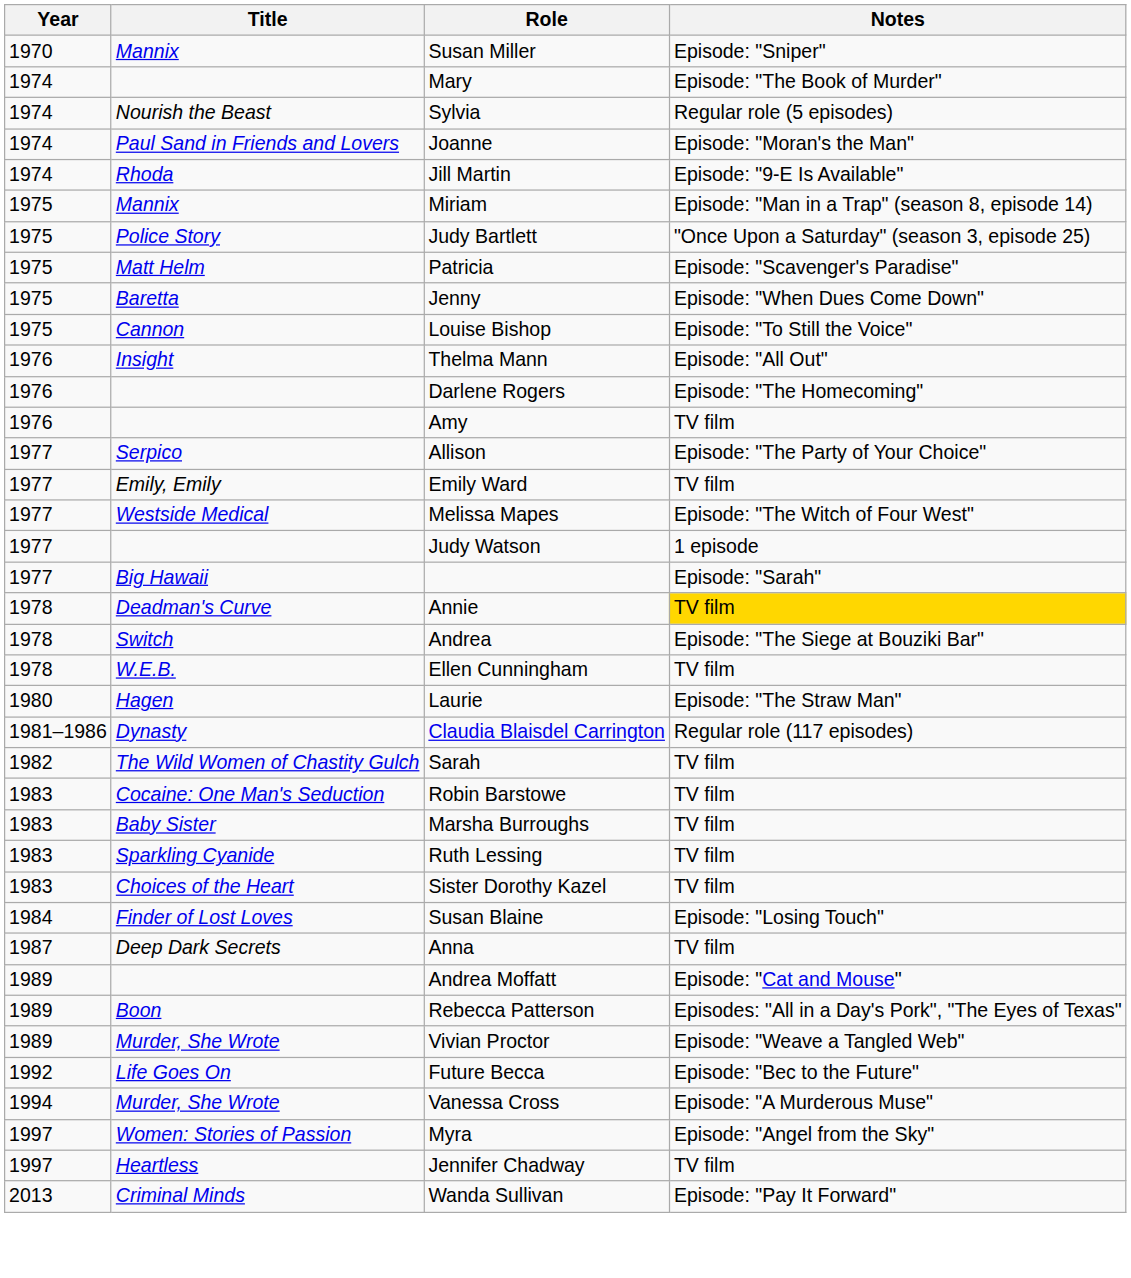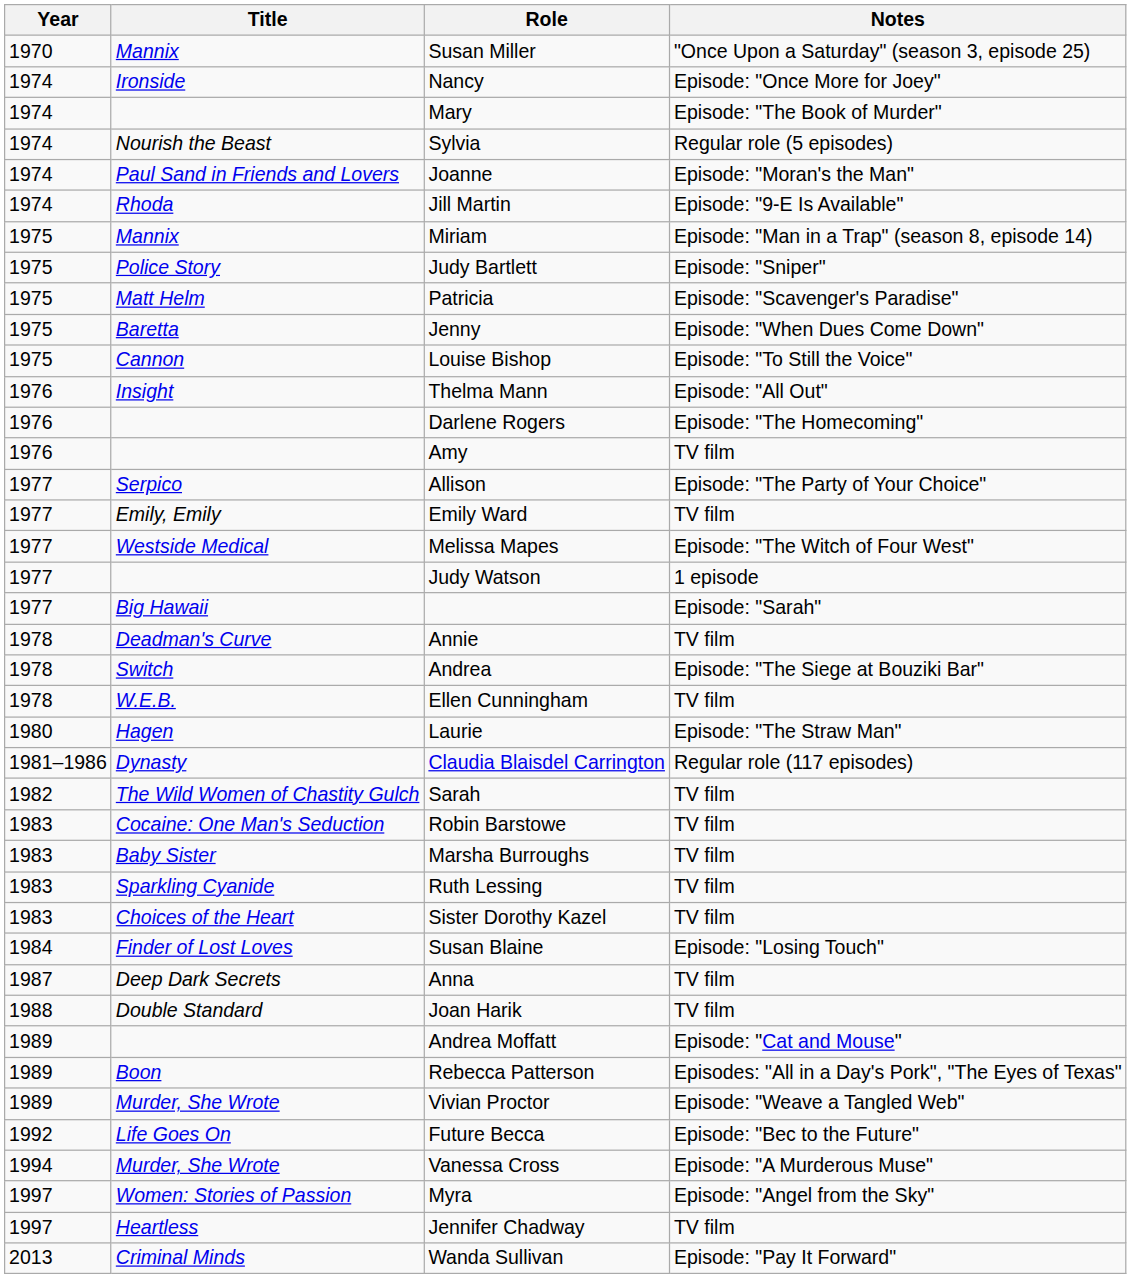(750, 50) Episode: "Sniper" -> (882, 50) "Once Upon a Saturday" (season 3, episode 25)
+ row: (456, 81)
(882, 236) "Once Upon a Saturday" (season 3, episode 25) -> (750, 267) Episode: "Sniper"
(704, 608) gold background -> (704, 639) no background
+ row: (475, 1010)
